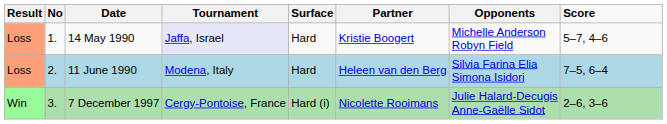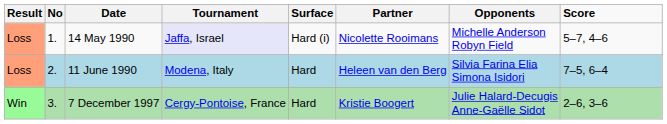(304, 38) Hard -> (310, 38) Hard (i)
(376, 38) Kristie Boogert -> (388, 38) Nicolette Rooimans
(310, 102) Hard (i) -> (304, 102) Hard
(388, 102) Nicolette Rooimans -> (376, 102) Kristie Boogert
